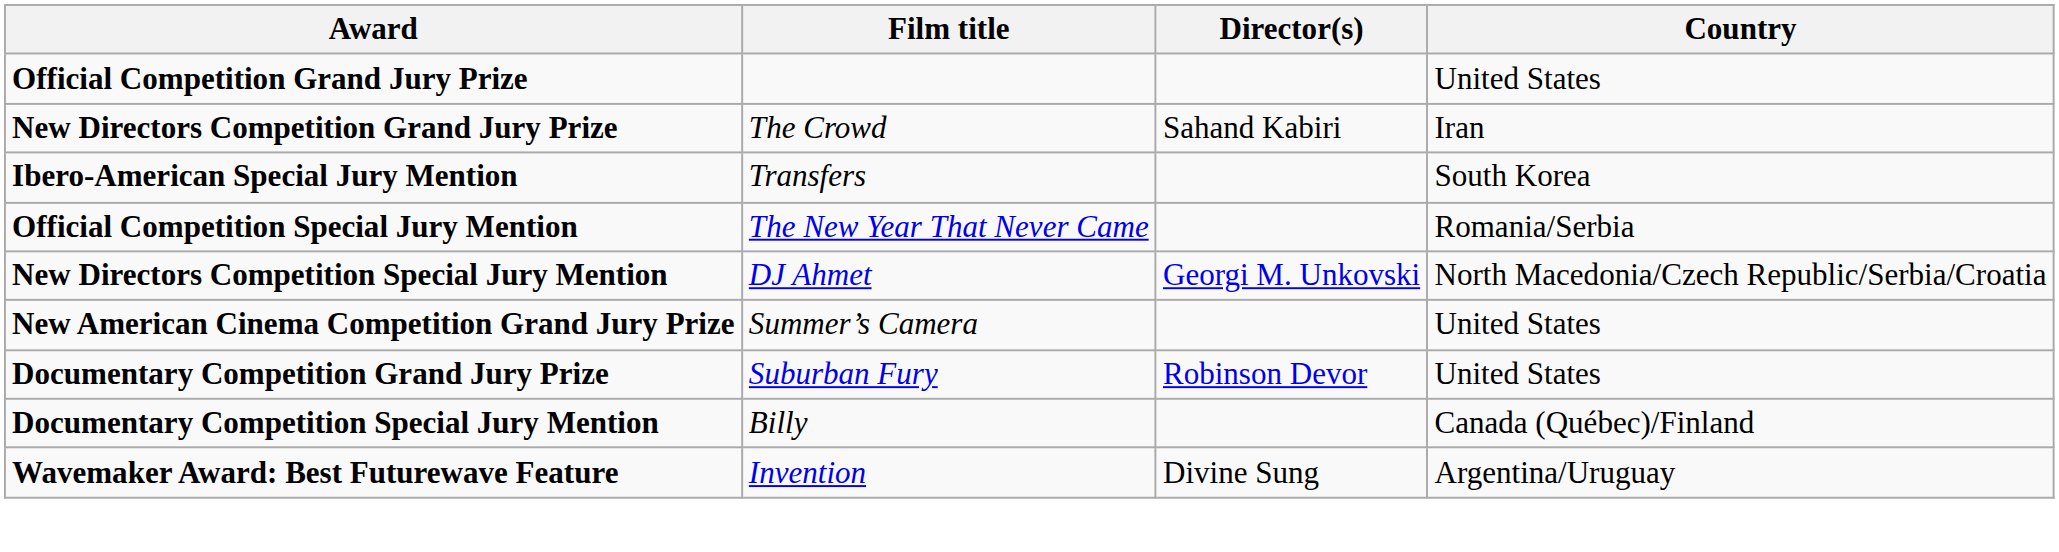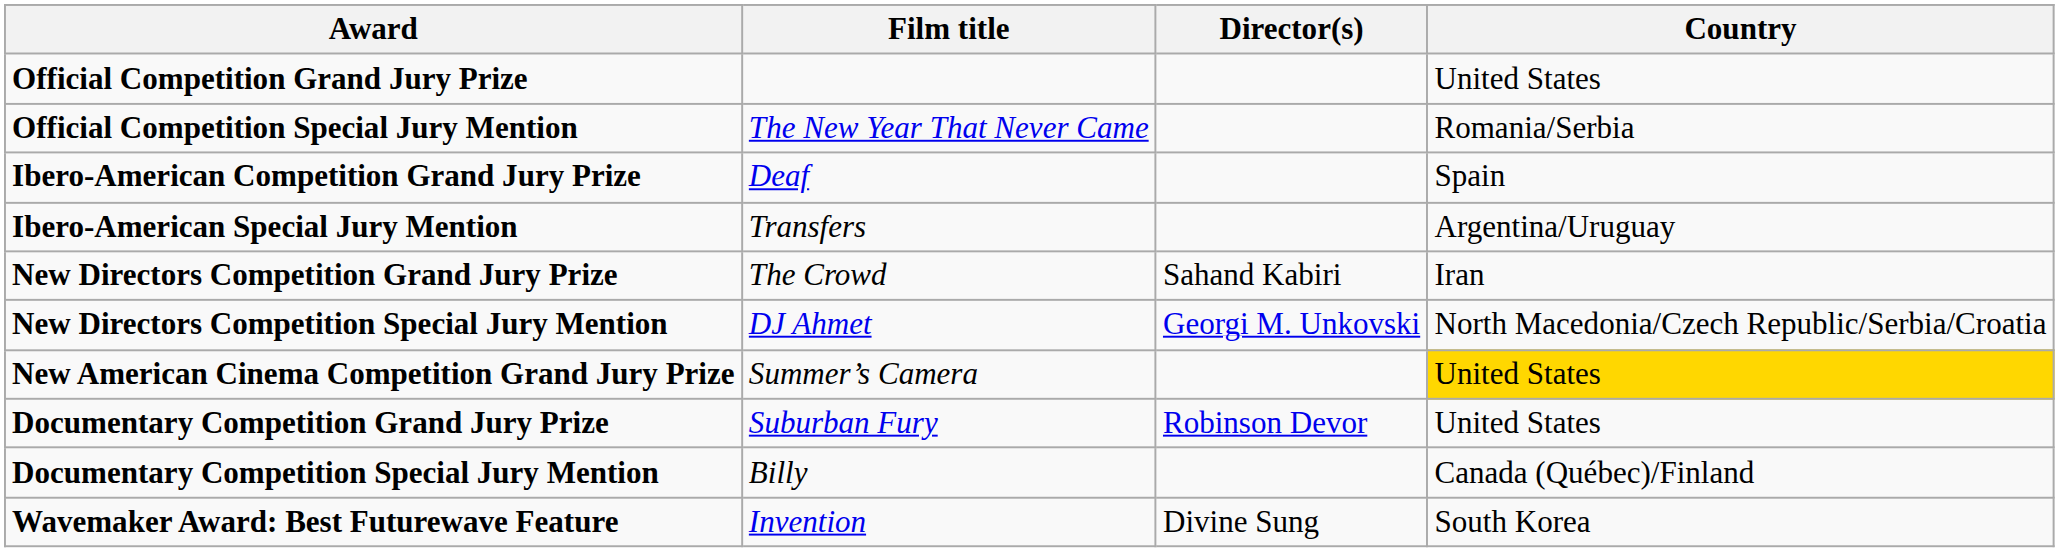rows swapped: (295, 226) <-> (315, 127)
+ row: (326, 176)
(1513, 176) South Korea -> (1555, 226) Argentina/Uruguay
(1518, 324) no background -> (1518, 373) gold background
(1555, 472) Argentina/Uruguay -> (1513, 521) South Korea
